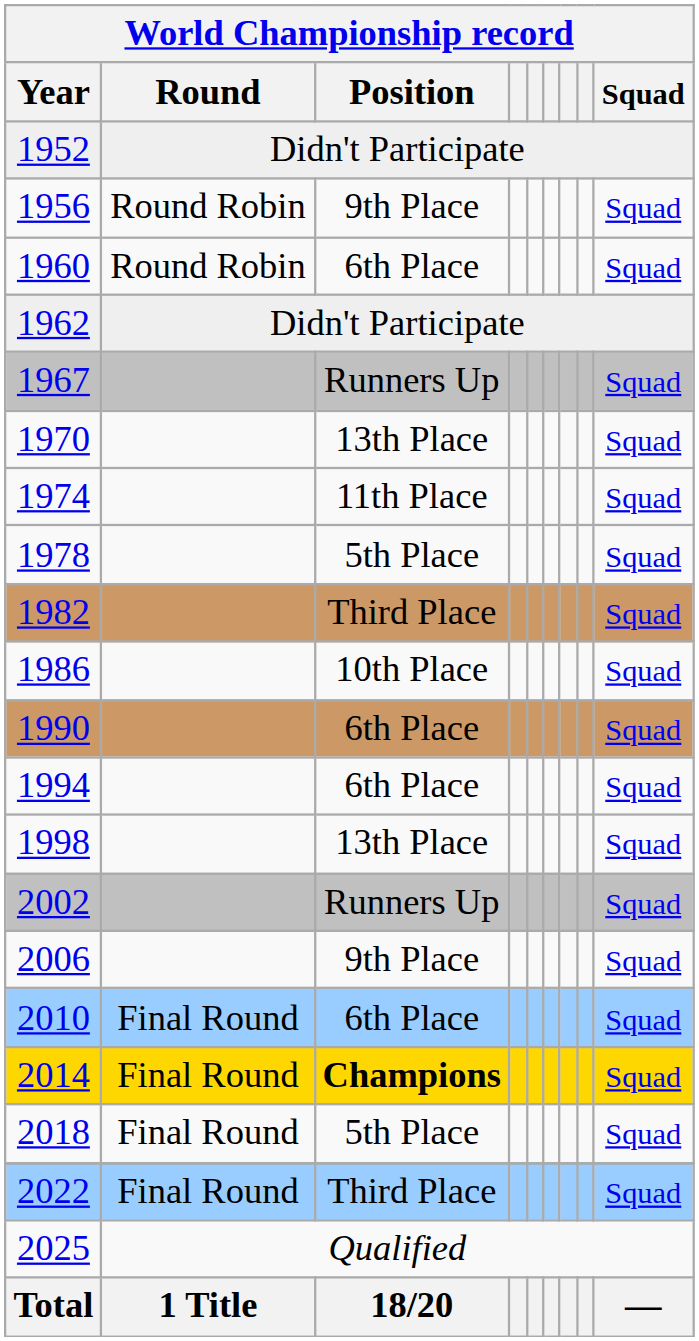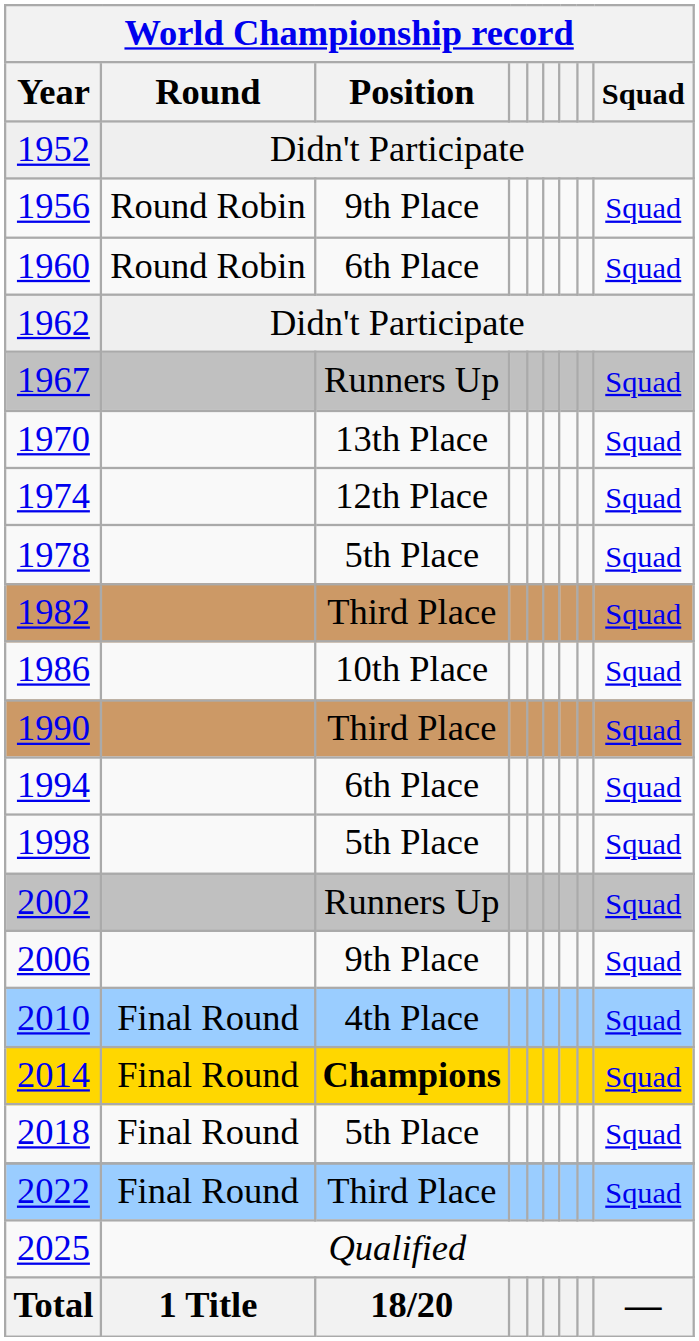(412, 496) 11th Place -> (412, 496) 12th Place
(412, 727) 6th Place -> (412, 727) Third Place
(412, 843) 13th Place -> (412, 843) 5th Place
(412, 1016) 6th Place -> (412, 1016) 4th Place
